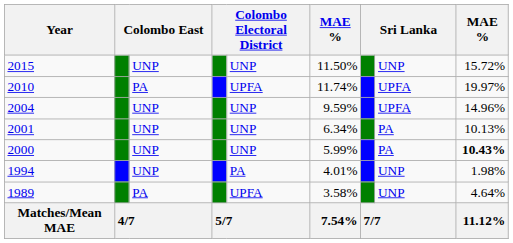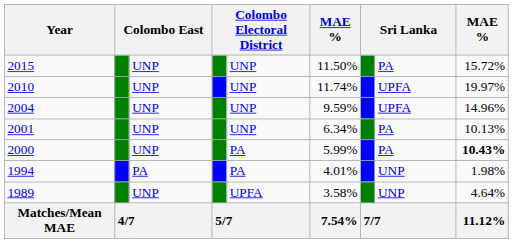(391, 65) UNP -> (386, 65) PA
(140, 87) PA -> (145, 87) UNP
(246, 87) UPFA -> (243, 87) UNP
(243, 150) UNP -> (238, 150) PA
(145, 171) UNP -> (140, 171) PA
(140, 192) PA -> (145, 192) UNP
